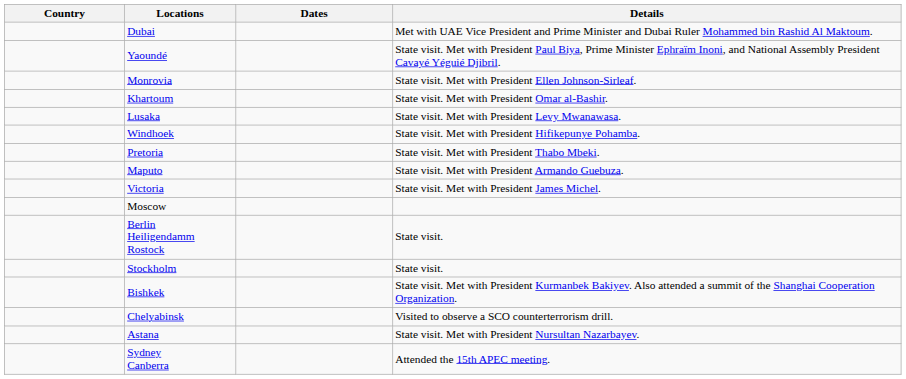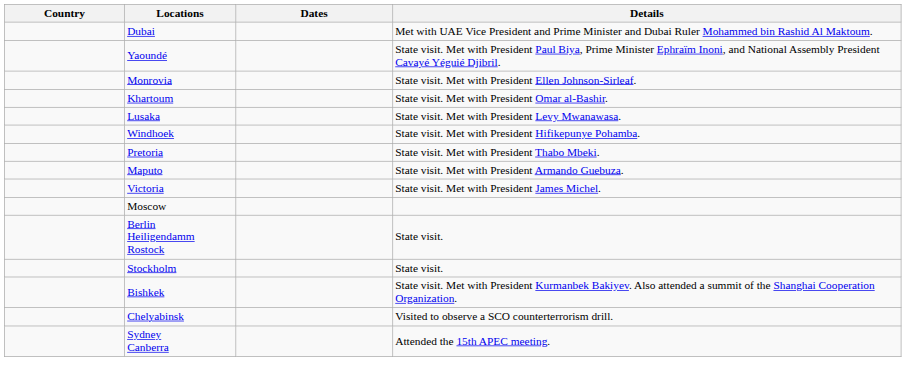- row: (143, 334)
